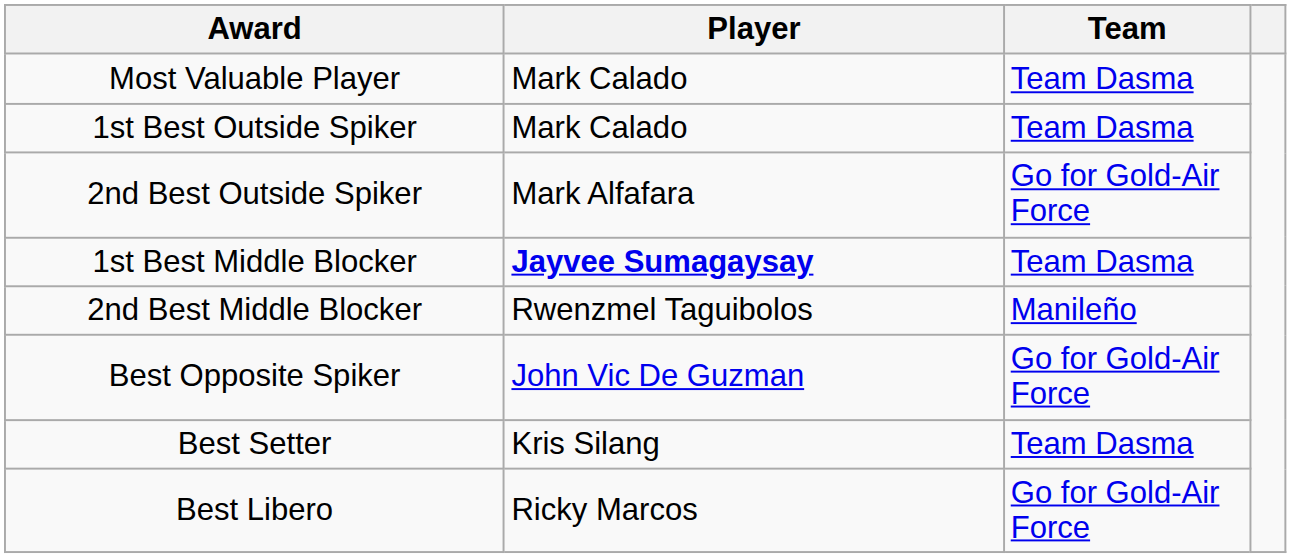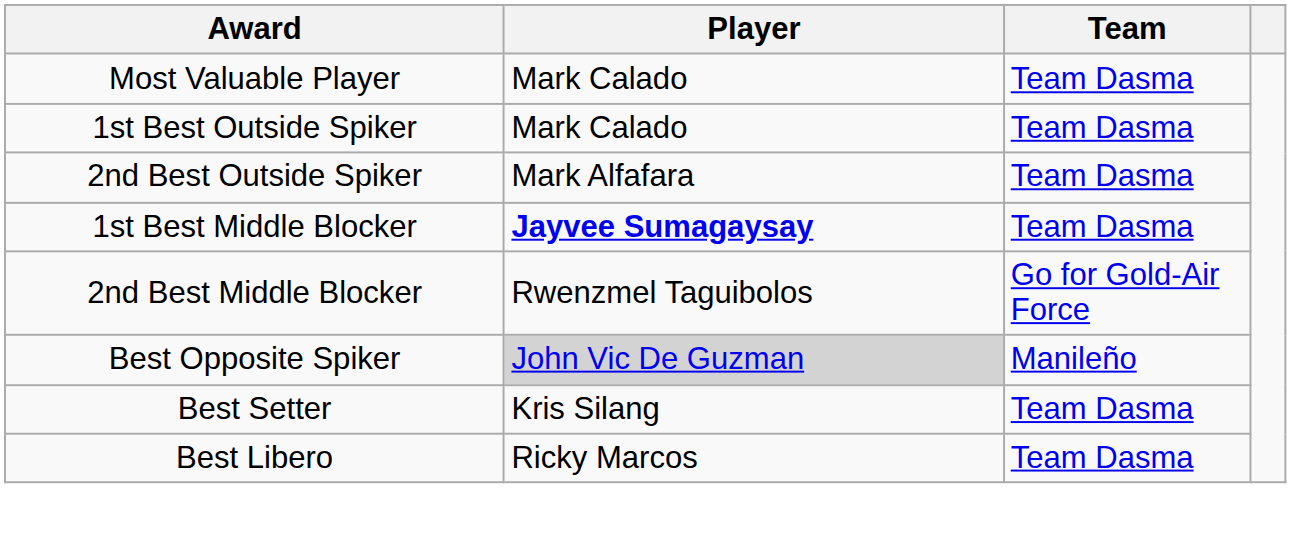(1115, 194) Go for Gold-Air Force -> (1102, 176) Team Dasma
(1074, 310) Manileño -> (1115, 292) Go for Gold-Air Force
(658, 376) no background -> (658, 359) lightgrey background
(1115, 376) Go for Gold-Air Force -> (1074, 359) Manileño
(1115, 510) Go for Gold-Air Force -> (1102, 457) Team Dasma
